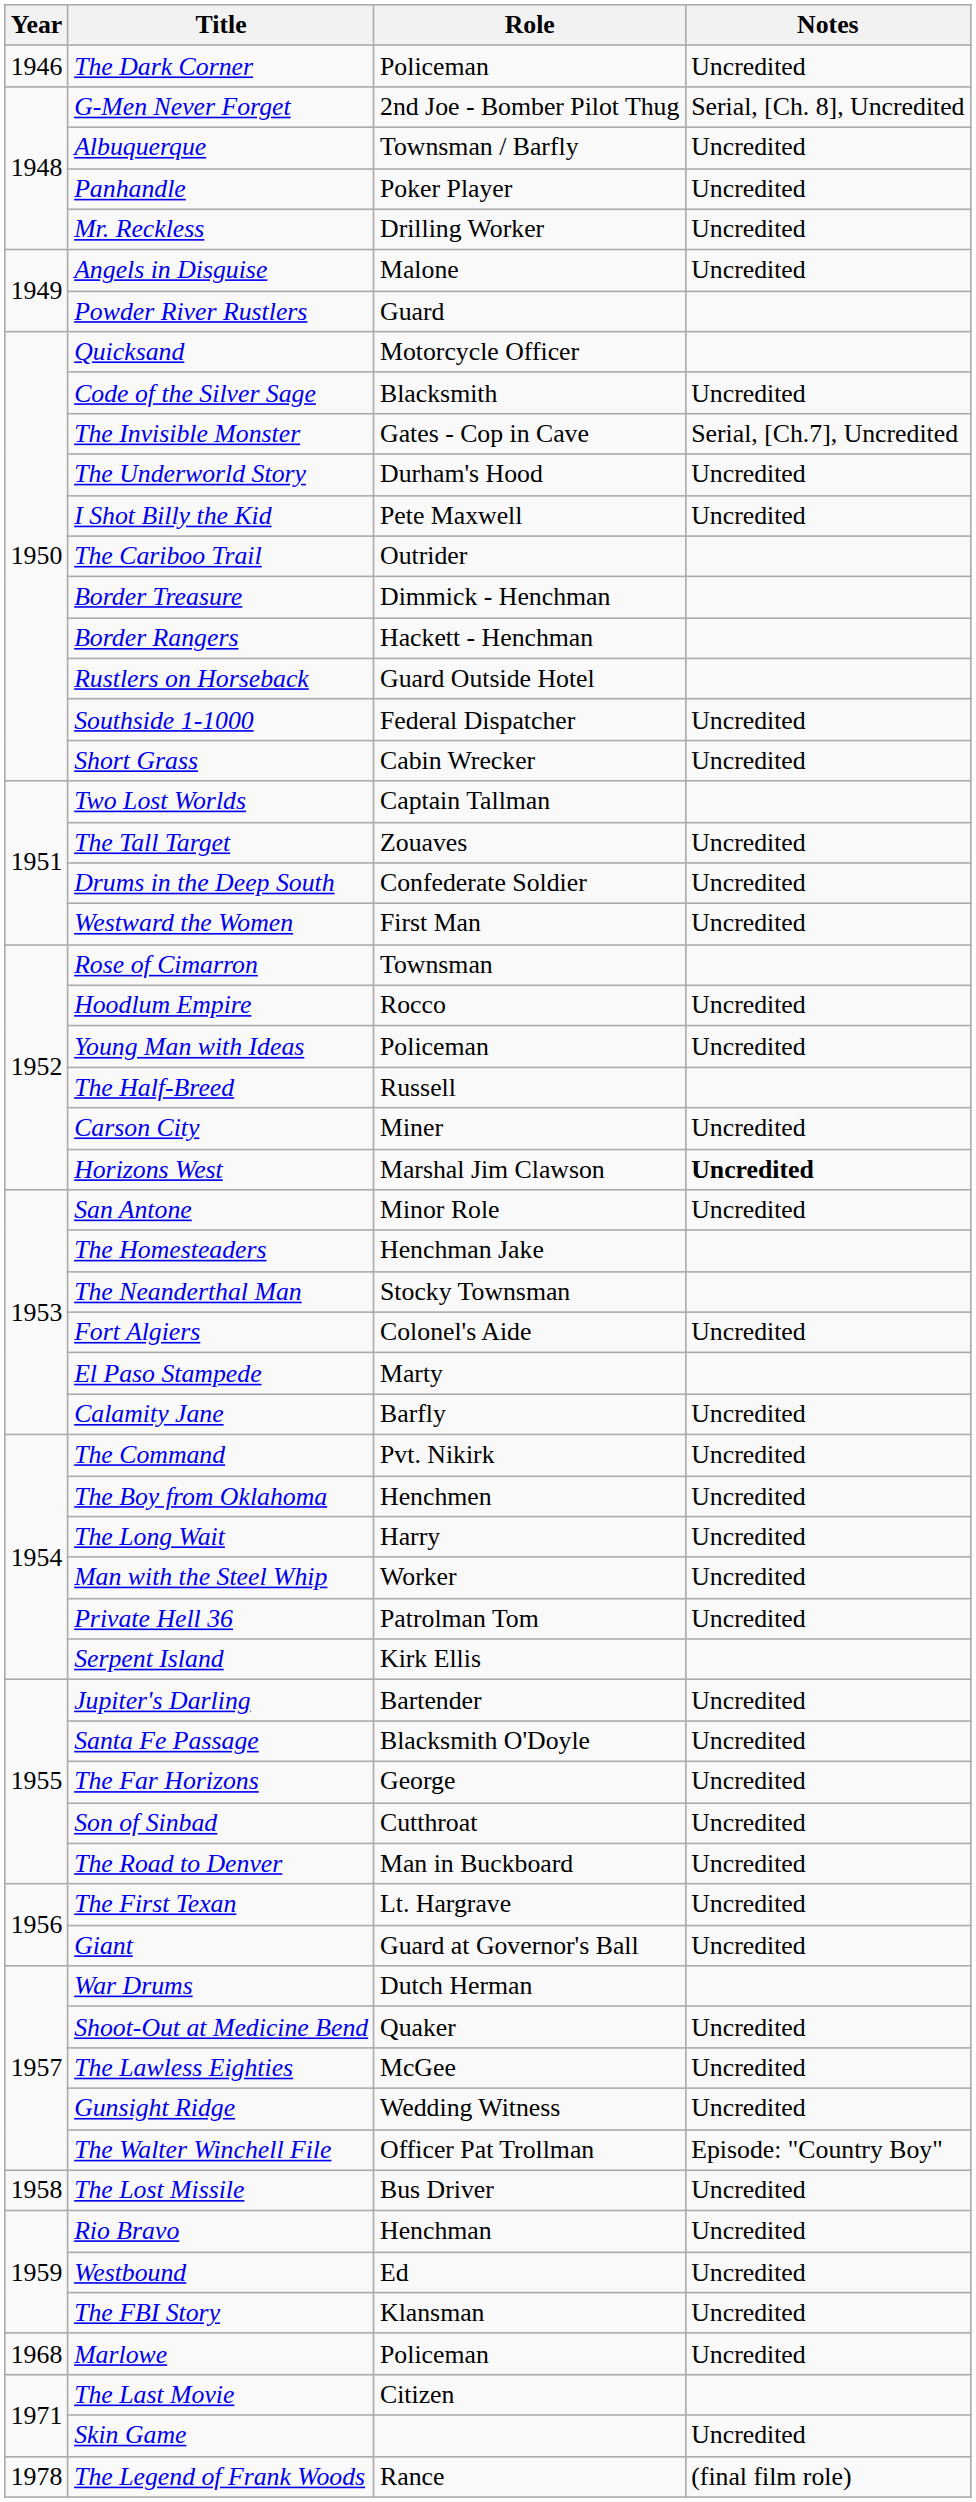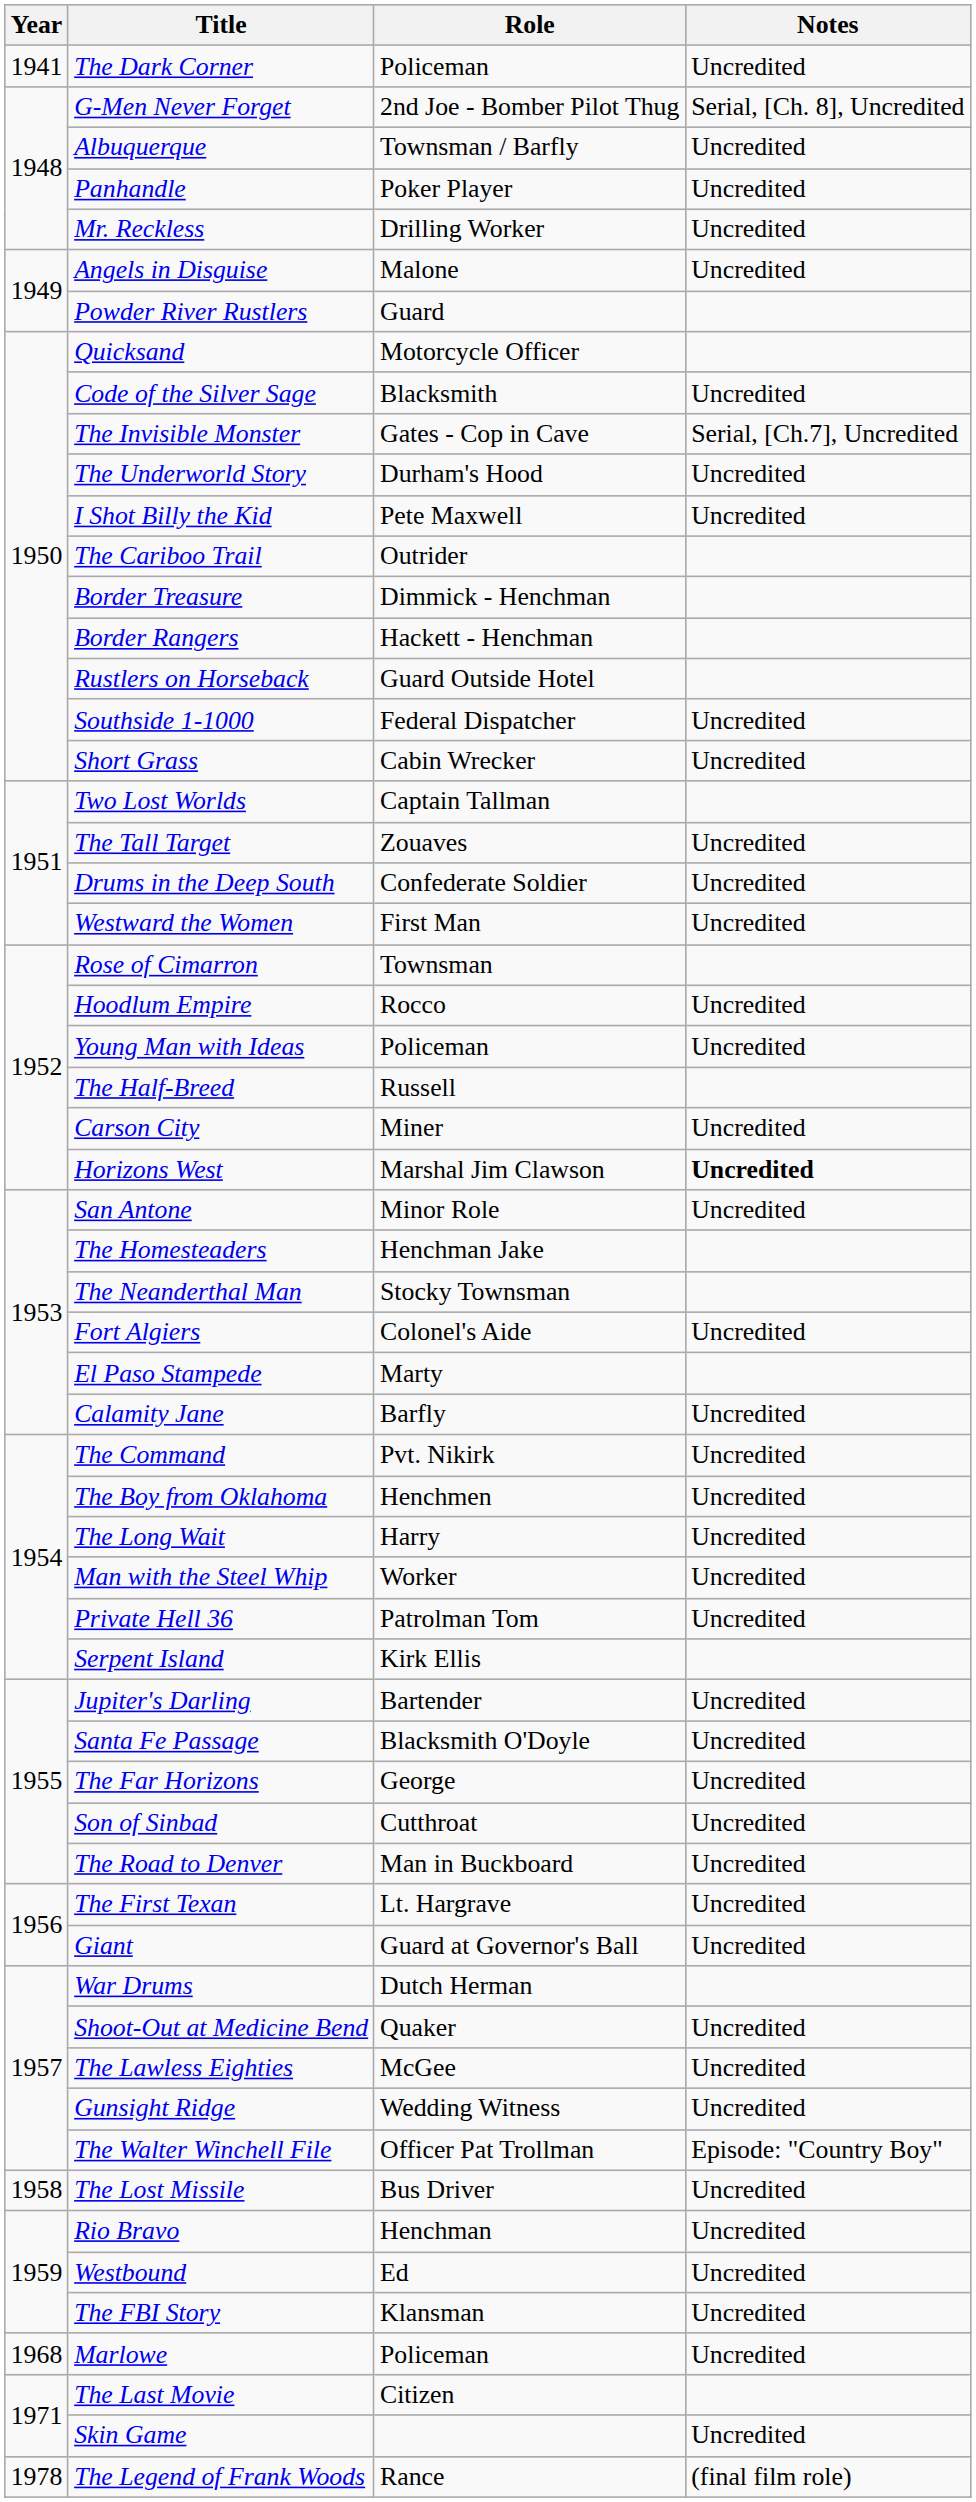(37, 65) 1946 -> (37, 65) 1941
